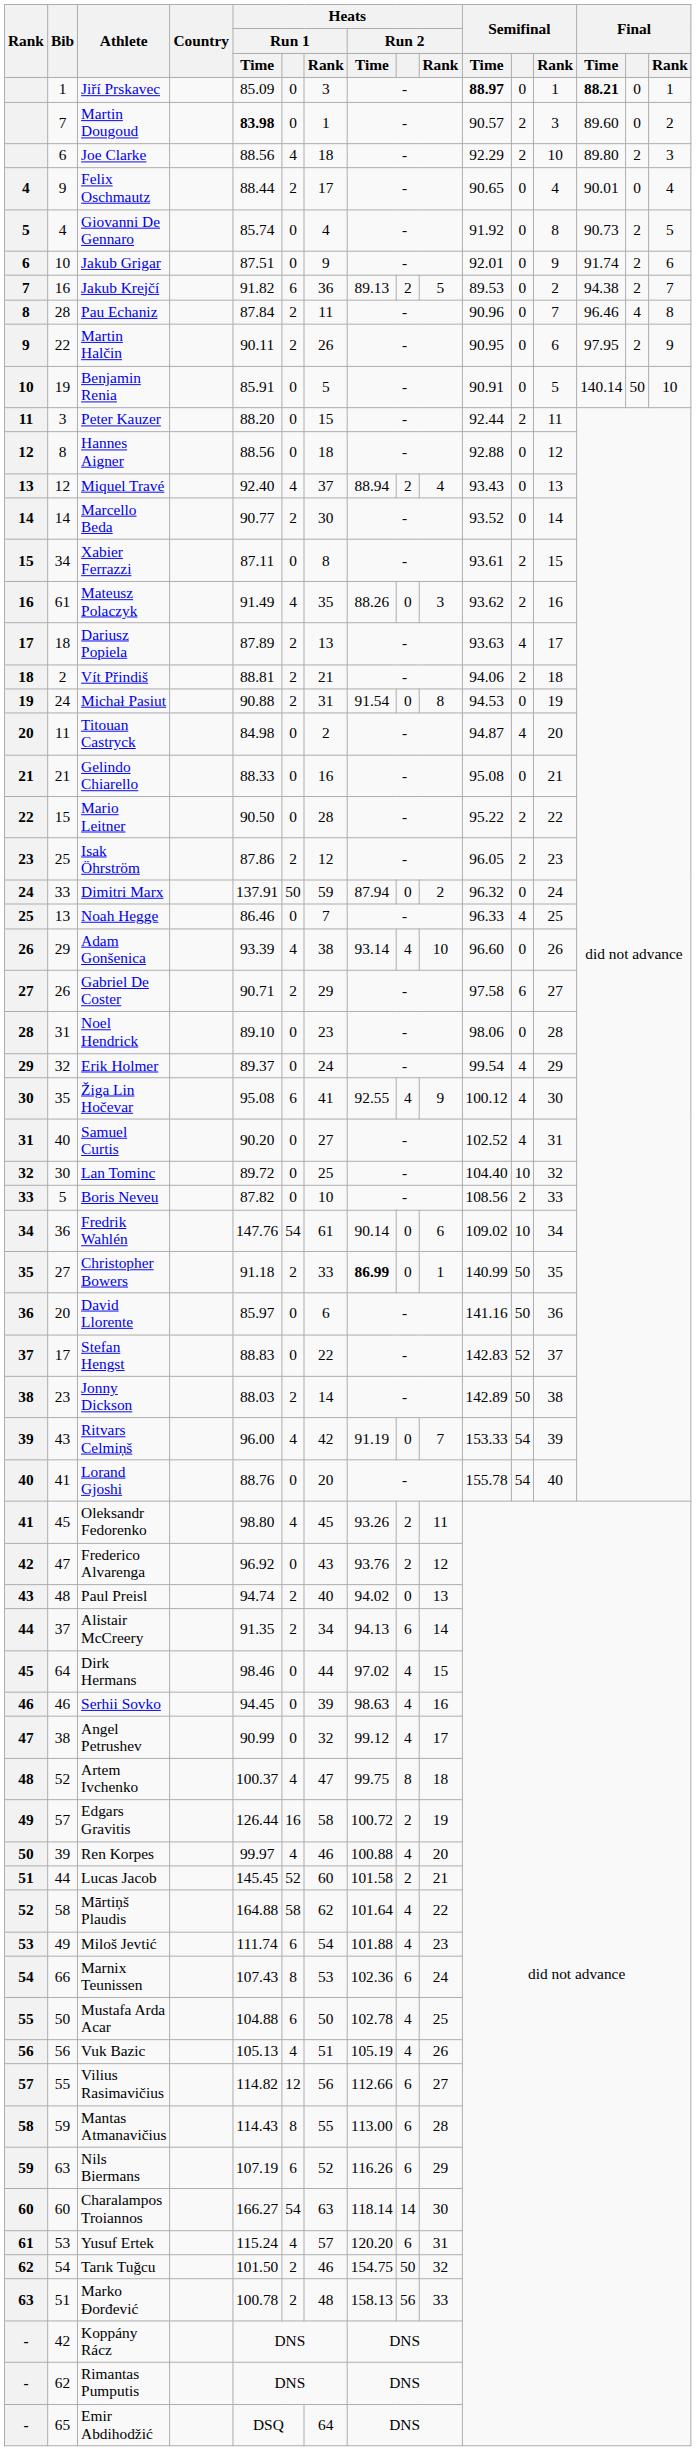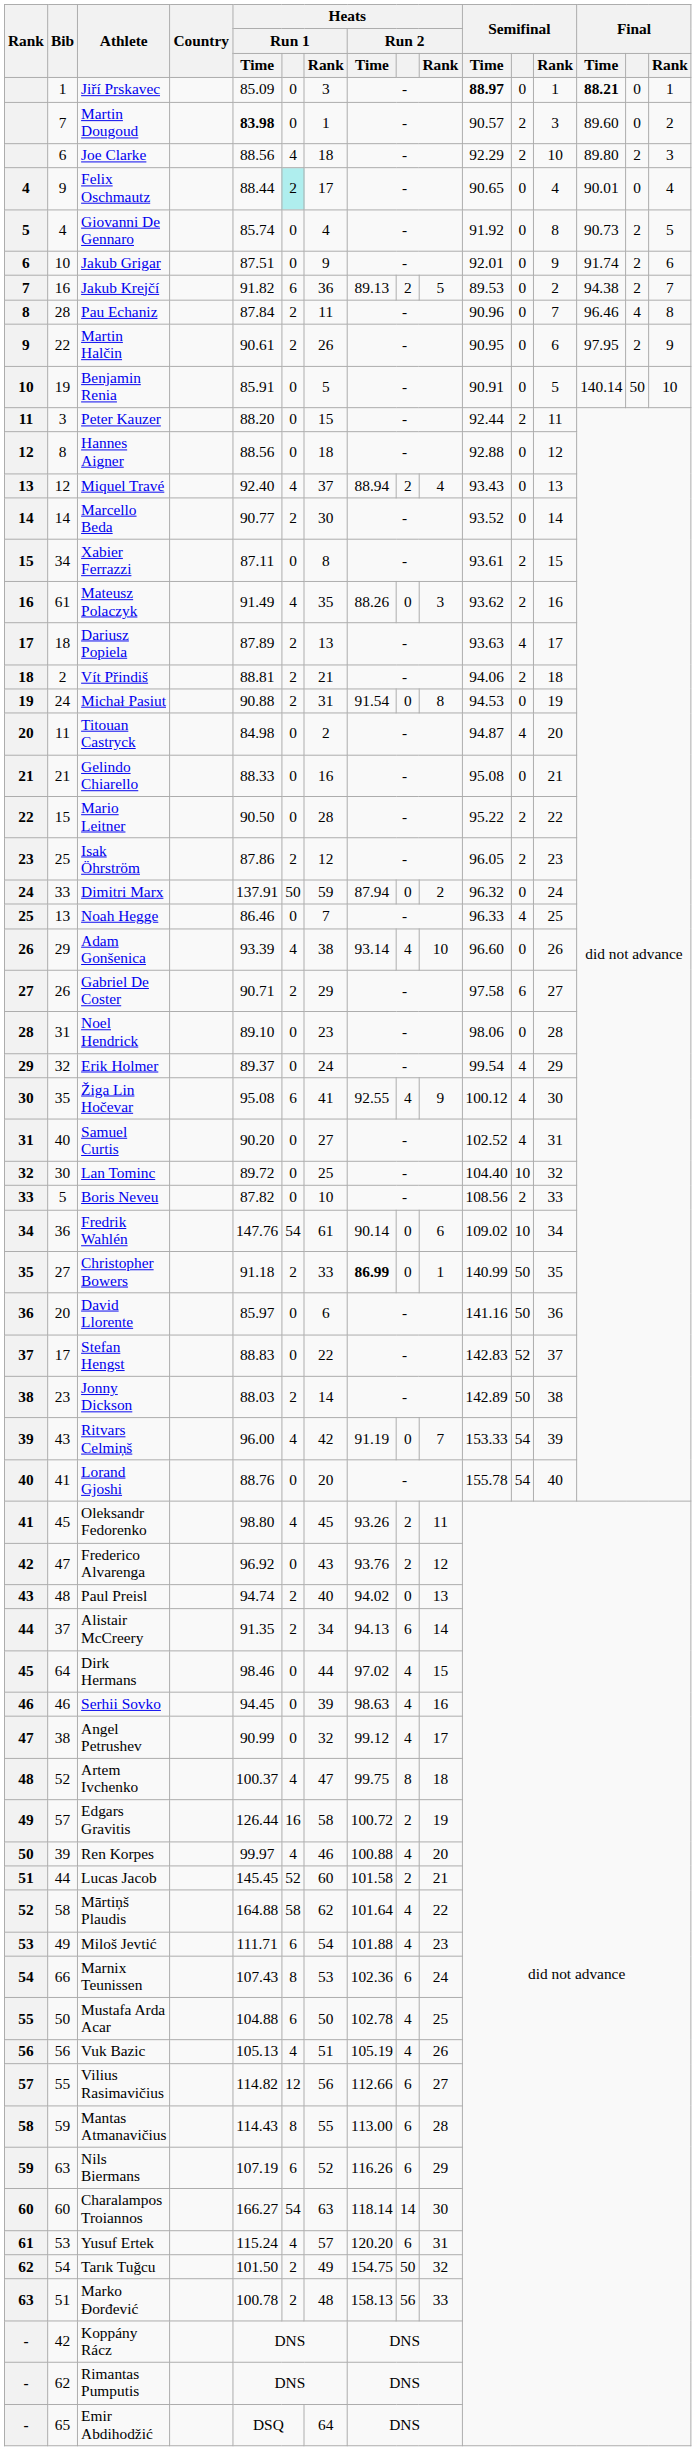(293, 188) no background -> (293, 188) paleturquoise background
(257, 345) 90.11 -> (257, 345) 90.61
(257, 1943) 111.74 -> (257, 1943) 111.71
(326, 2266) 46 -> (326, 2266) 49
